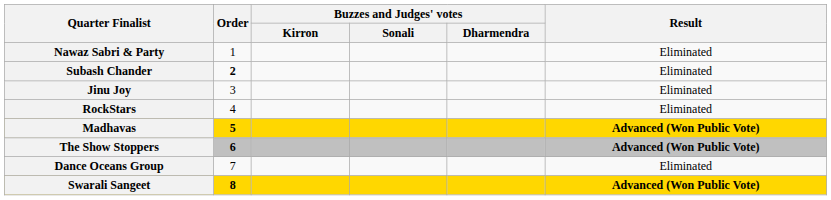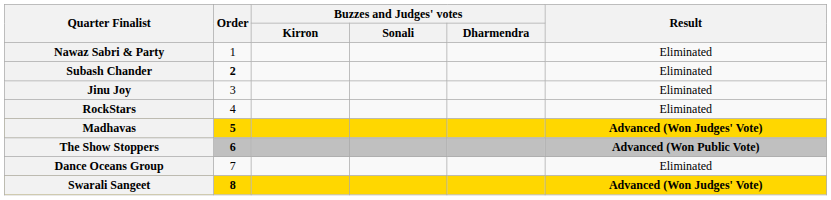(686, 128) Advanced (Won Public Vote) -> (686, 128) Advanced (Won Judges' Vote)
(686, 185) Advanced (Won Public Vote) -> (686, 185) Advanced (Won Judges' Vote)
